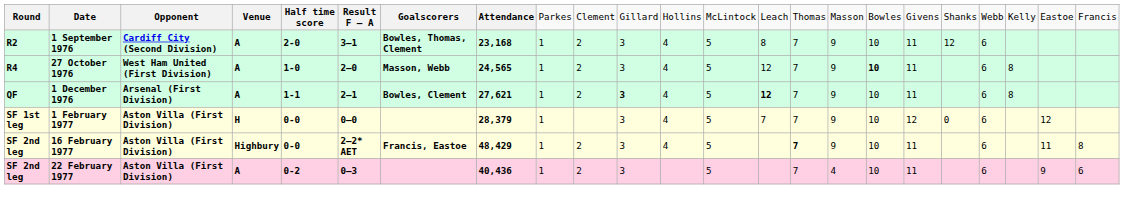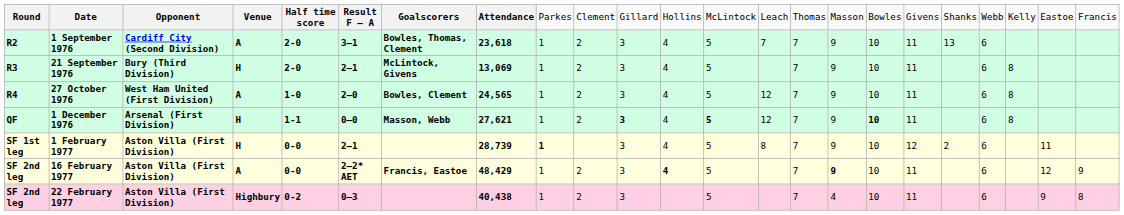(495, 43) 23,168 -> (495, 43) 23,618
(763, 43) 8 -> (763, 43) 7
(949, 43) 12 -> (949, 43) 13
+ row: (84, 69)
(416, 69) Masson, Webb -> (425, 94) Bowles, Clement
(874, 69) bold -> (874, 94) normal
(237, 94) A -> (238, 120) H
(349, 94) 2–1 -> (349, 120) 0–0
(425, 94) Bowles, Clement -> (417, 120) Masson, Webb
(709, 94) normal -> (709, 120) bold
(766, 94) bold -> (766, 120) normal
(874, 94) normal -> (874, 120) bold
(349, 120) 0–0 -> (349, 146) 2–1
(495, 120) 28,379 -> (495, 146) 28,739
(541, 120) normal -> (541, 146) bold
(763, 120) 7 -> (763, 146) 8
(946, 120) 0 -> (946, 146) 2
(1046, 120) 12 -> (1046, 146) 11
(257, 146) Highbury -> (238, 171) A
(666, 146) normal -> (666, 171) bold
(795, 146) bold -> (795, 171) normal
(833, 146) normal -> (833, 171) bold
(1046, 146) 11 -> (1046, 171) 12
(1081, 146) 8 -> (1081, 171) 9
(237, 171) A -> (258, 197) Highbury
(495, 171) 40,436 -> (495, 197) 40,438
(1081, 171) 6 -> (1081, 197) 8
